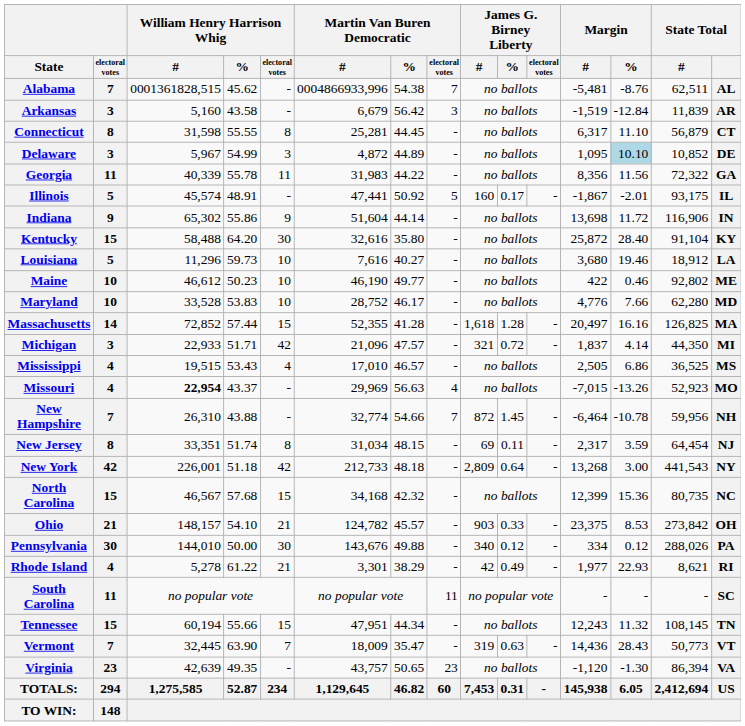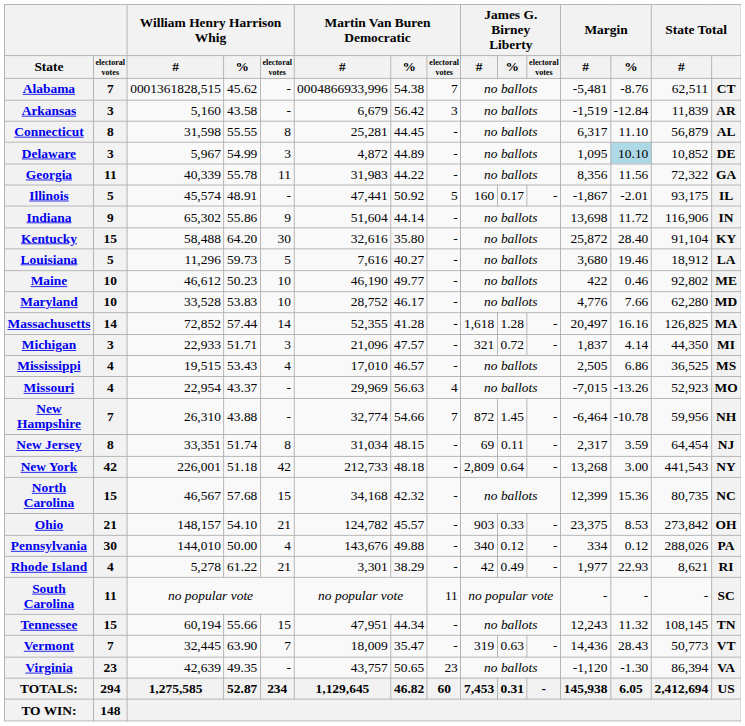(726, 89) AL -> (726, 89) CT
(726, 131) CT -> (726, 131) AL
(284, 259) 10 -> (288, 259) 5
(284, 323) 15 -> (284, 323) 14
(284, 345) 42 -> (288, 345) 3
(202, 387) bold -> (202, 387) normal
(284, 545) 30 -> (288, 545) 4
